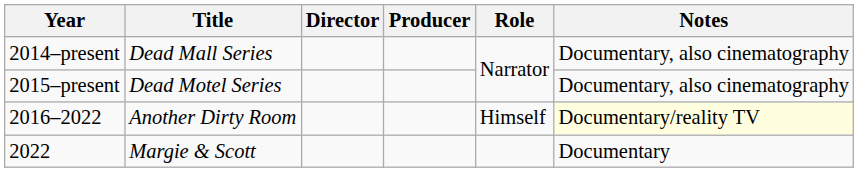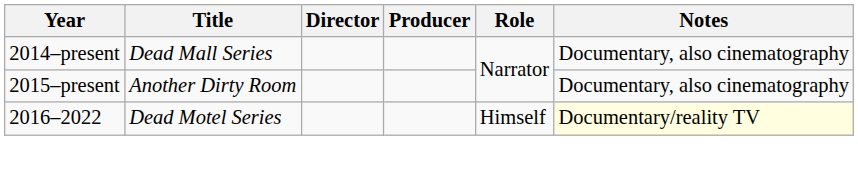(205, 85) Dead Motel Series -> (213, 85) Another Dirty Room
(213, 118) Another Dirty Room -> (205, 118) Dead Motel Series
- row: (30, 150)
